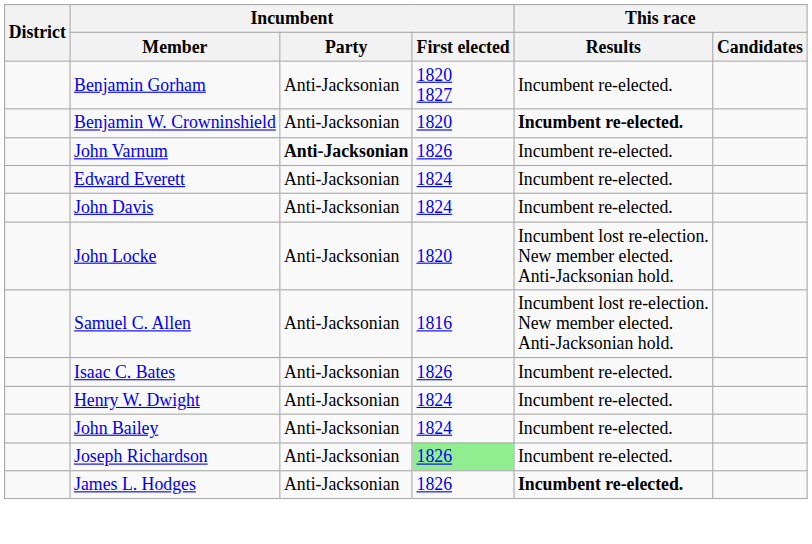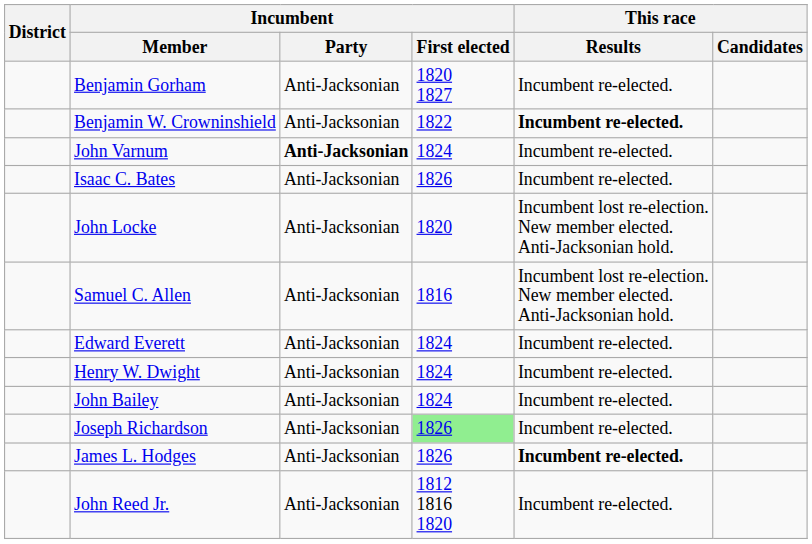(434, 123) 1820 -> (434, 123) 1822
(434, 151) 1826 -> (434, 151) 1824
rows swapped: (130, 179) <-> (125, 371)
- row: (114, 207)
+ row: (122, 504)
